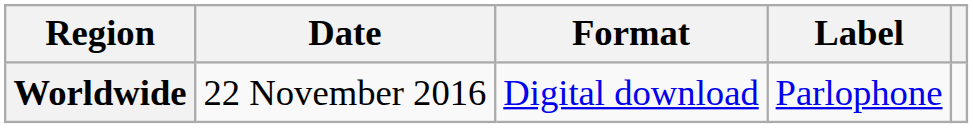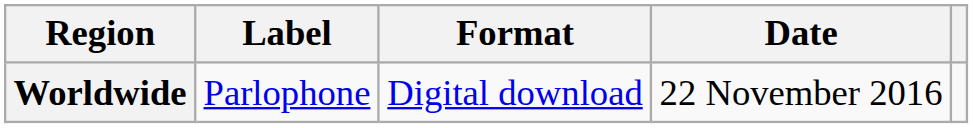columns swapped: (345, 33) <-> (859, 33)
